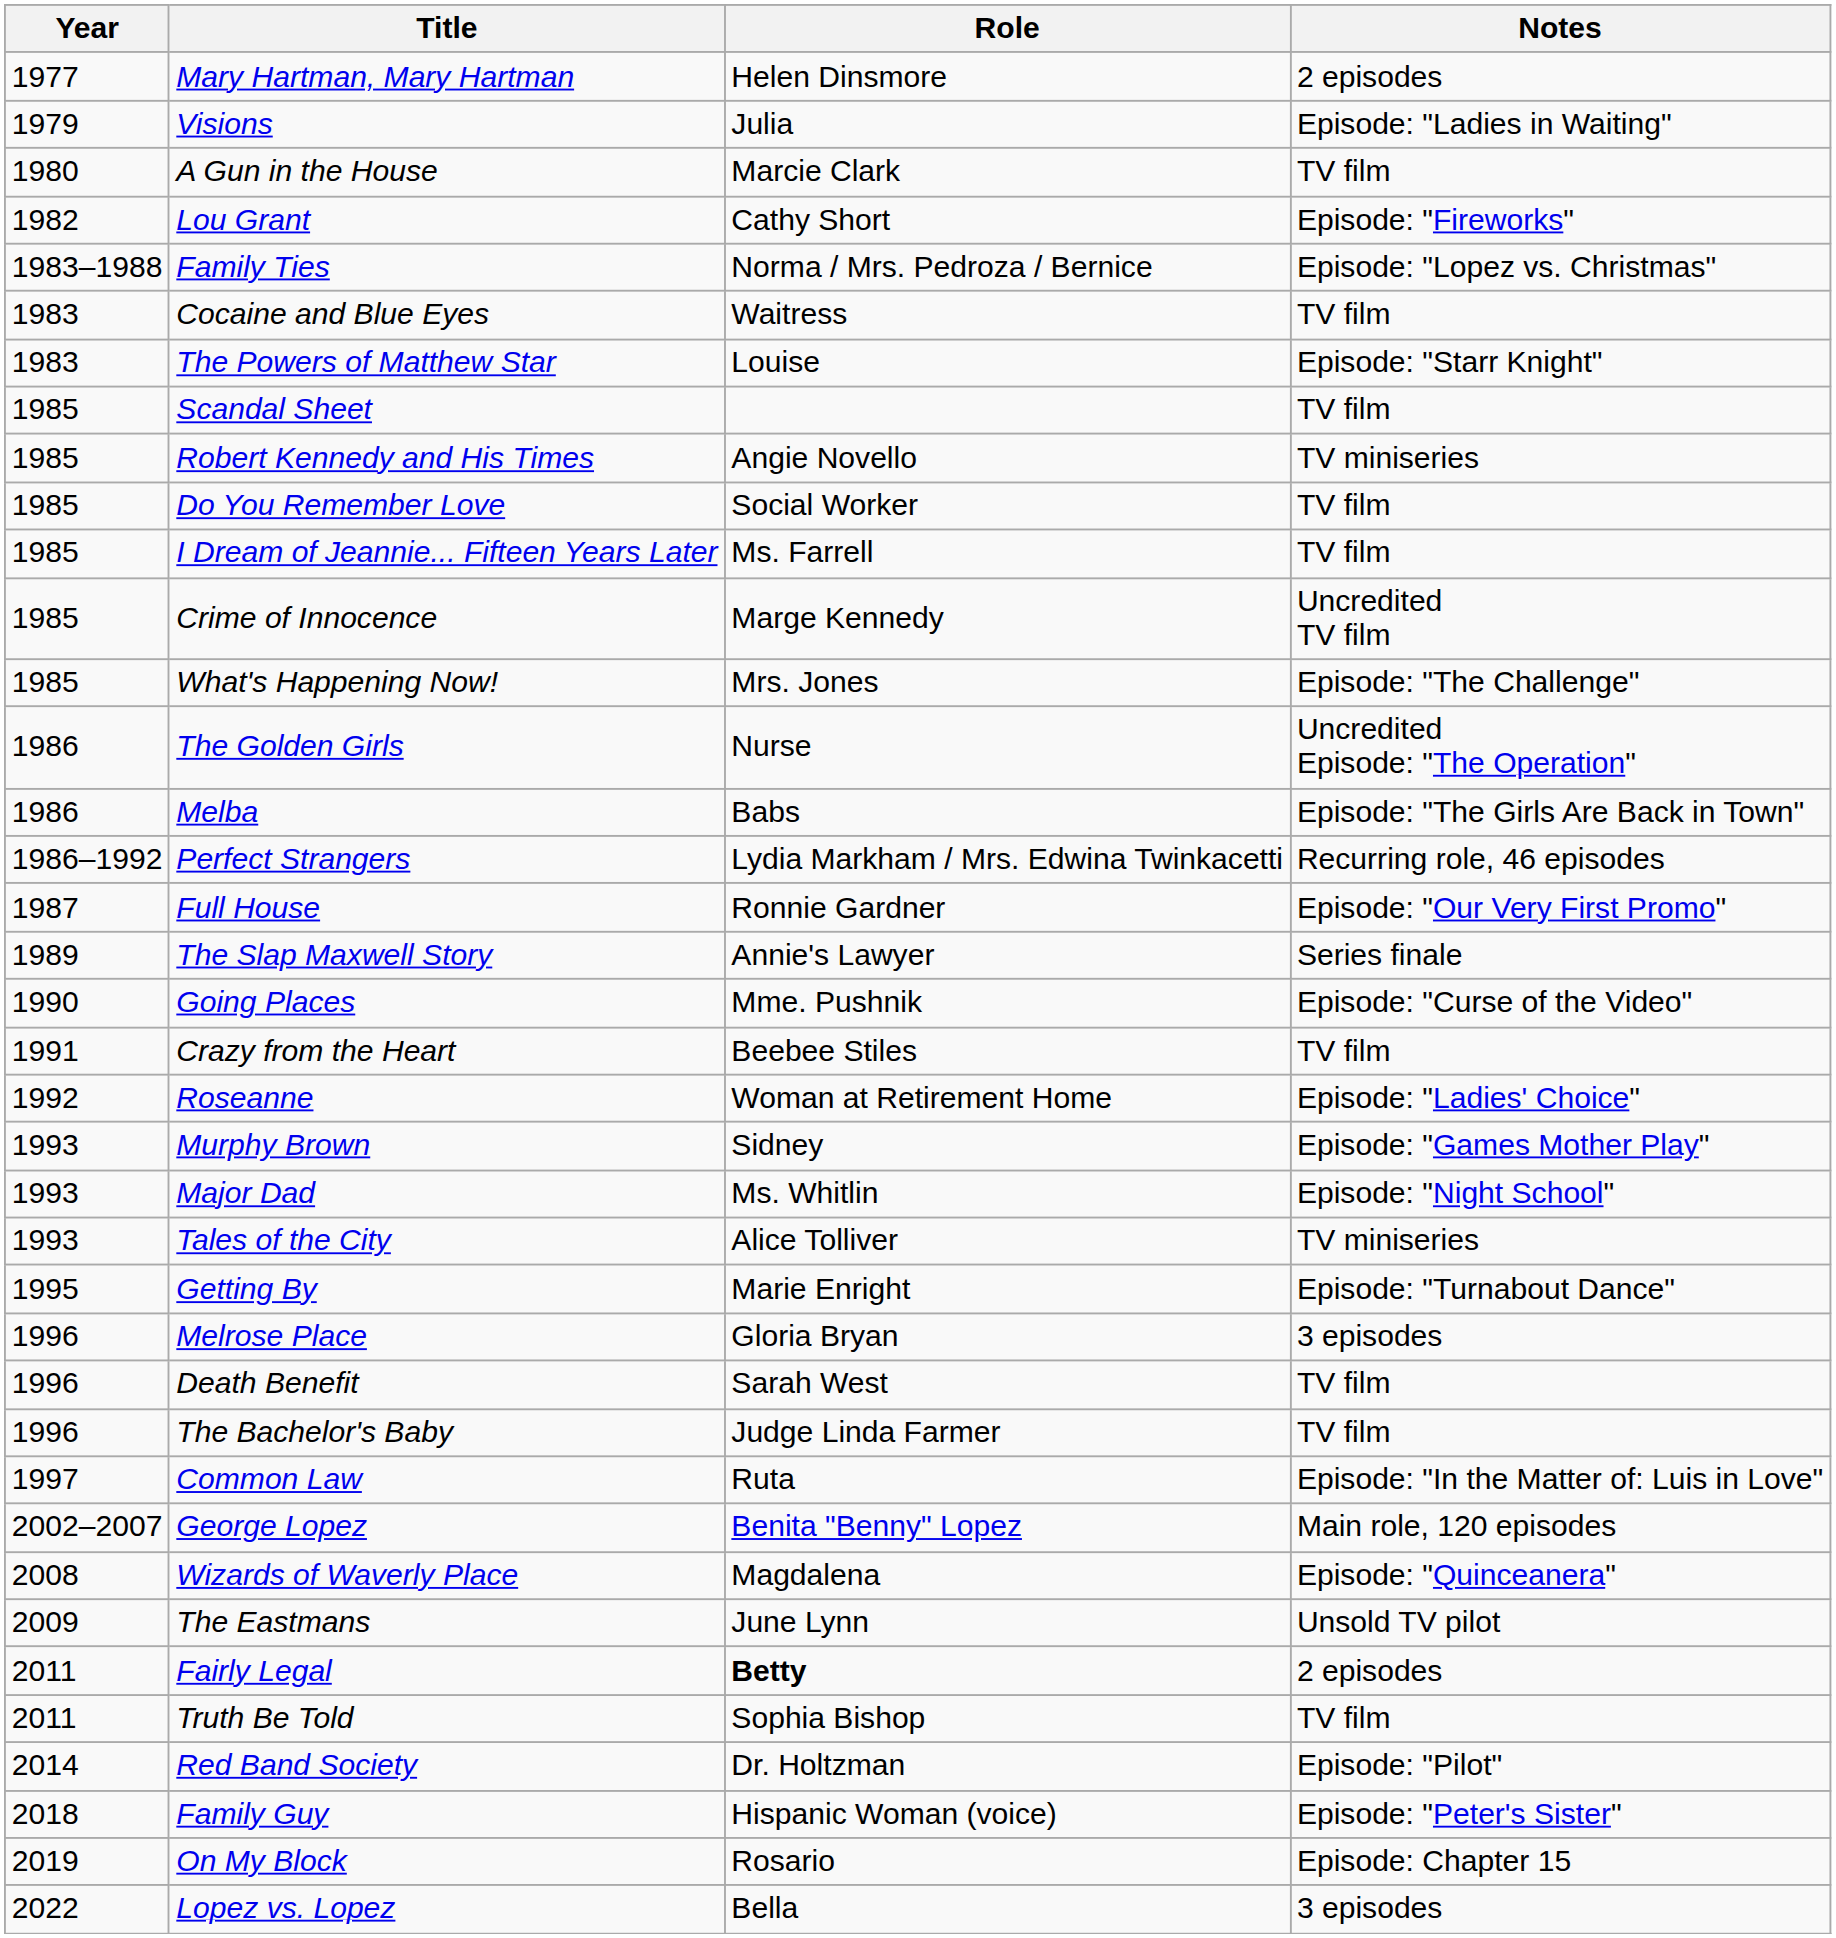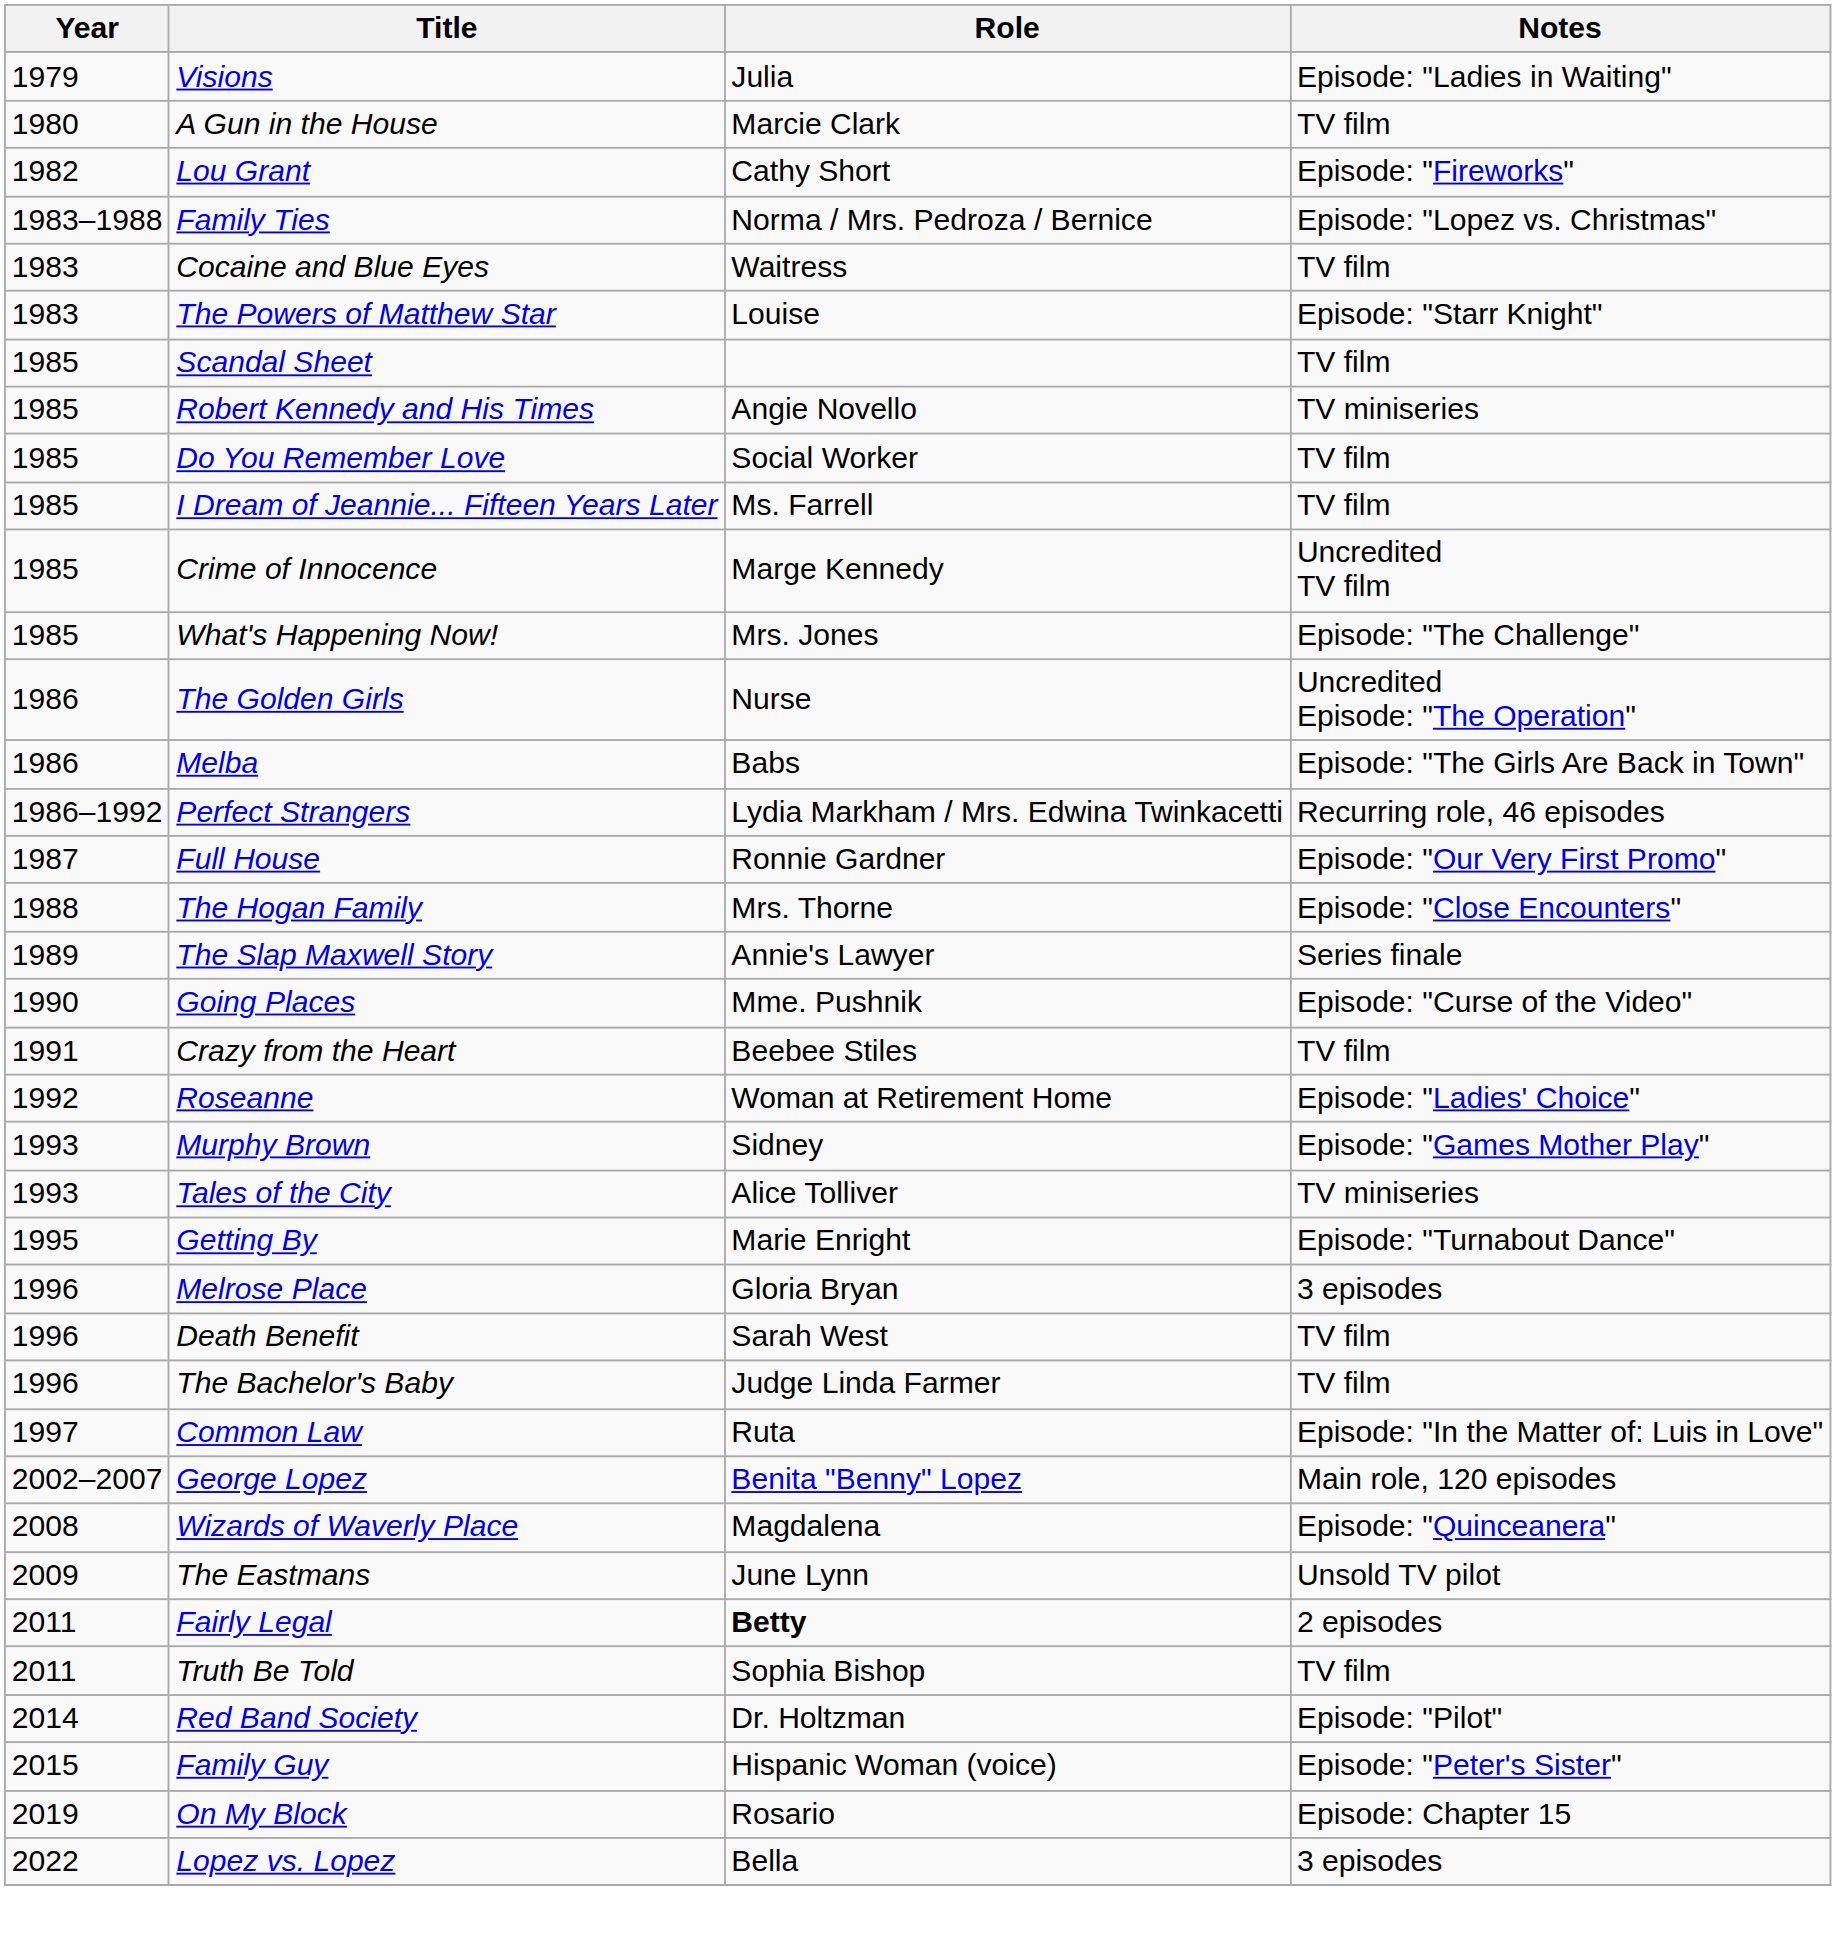- row: (375, 76)
+ row: (299, 907)
- row: (246, 1193)
(45, 1813) 2018 -> (45, 1765) 2015
